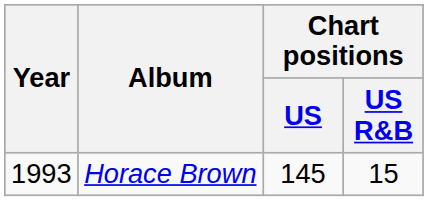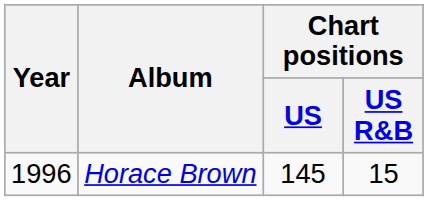(41, 173) 1993 -> (41, 173) 1996
